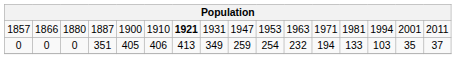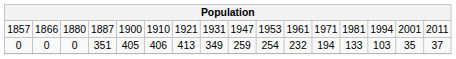(186, 29) bold -> (186, 29) normal
(298, 29) 1963 -> (298, 29) 1961
